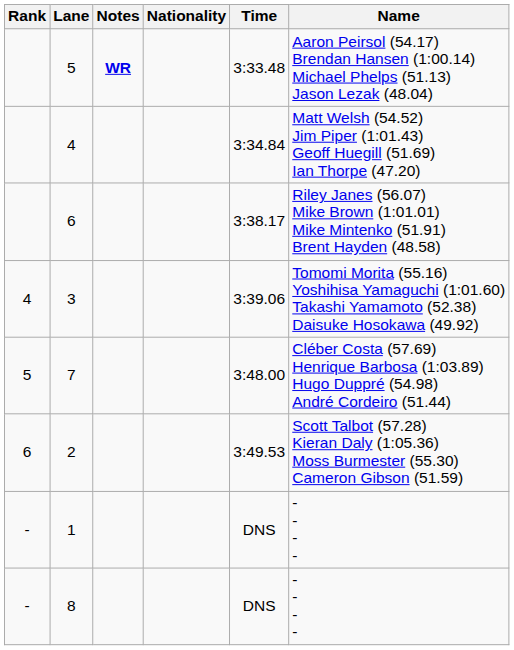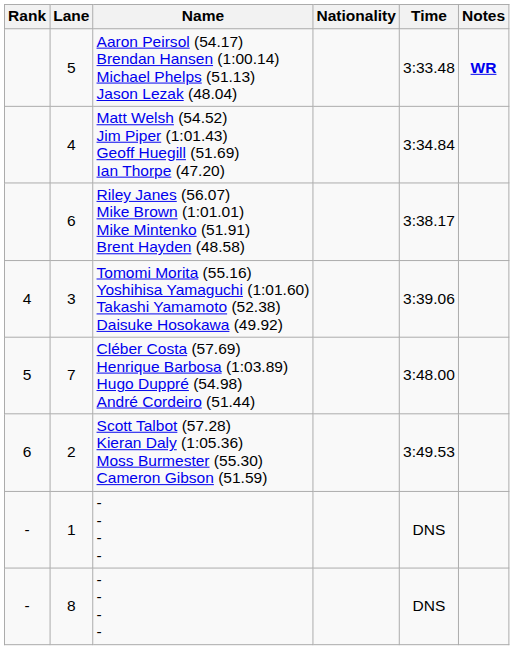columns swapped: (399, 16) <-> (118, 16)
